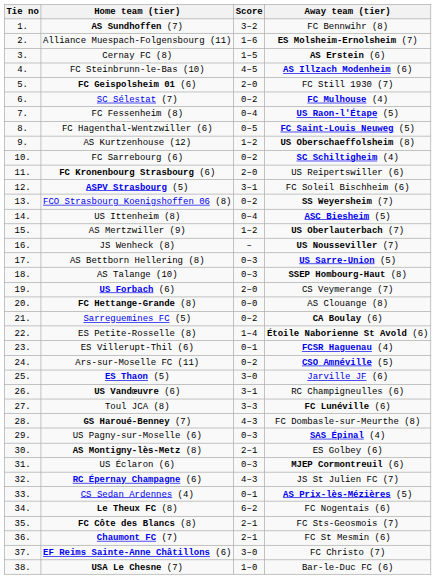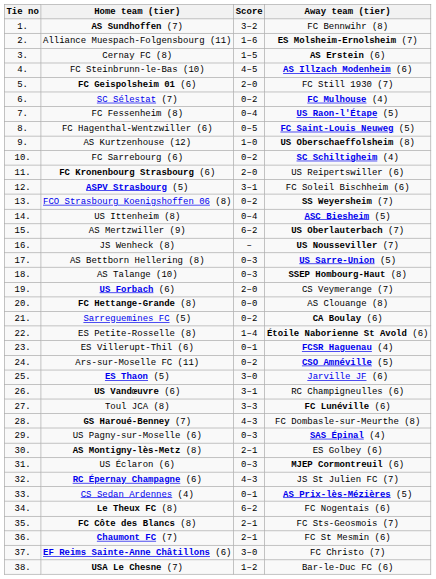(249, 143) 1–2 -> (249, 143) 1–0
(249, 231) 1–2 -> (249, 231) 6–2
(249, 567) 1–0 -> (249, 567) 1–2
